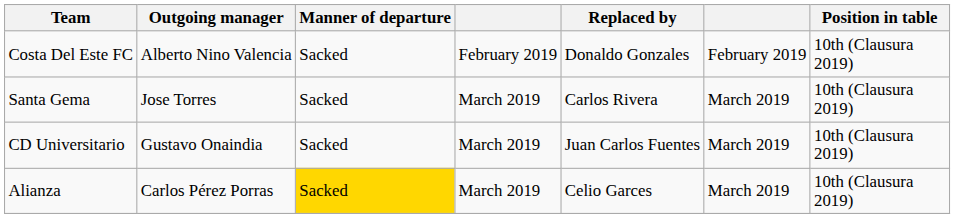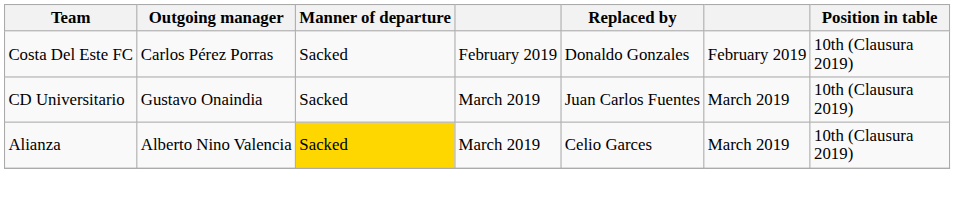(216, 53) Alberto Nino Valencia -> (207, 53) Carlos Pérez Porras
- row: (49, 99)
(207, 190) Carlos Pérez Porras -> (216, 145) Alberto Nino Valencia
